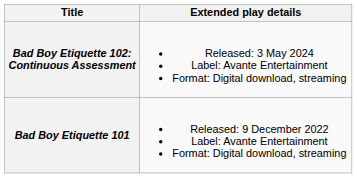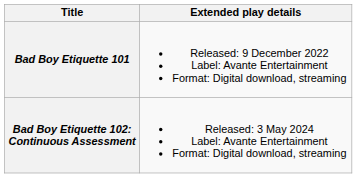rows swapped: (72, 135) <-> (72, 59)
